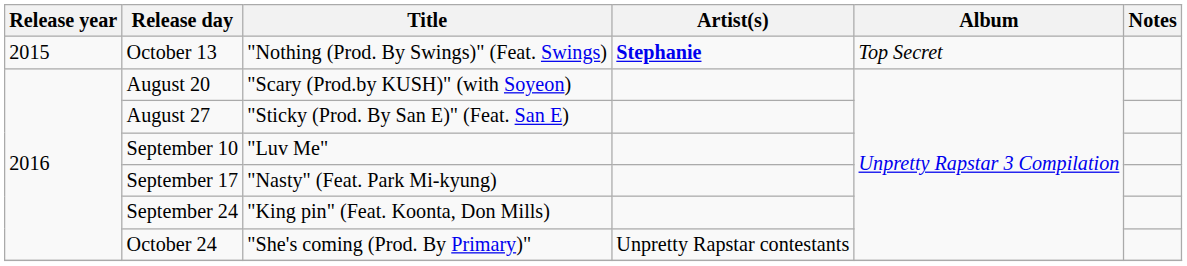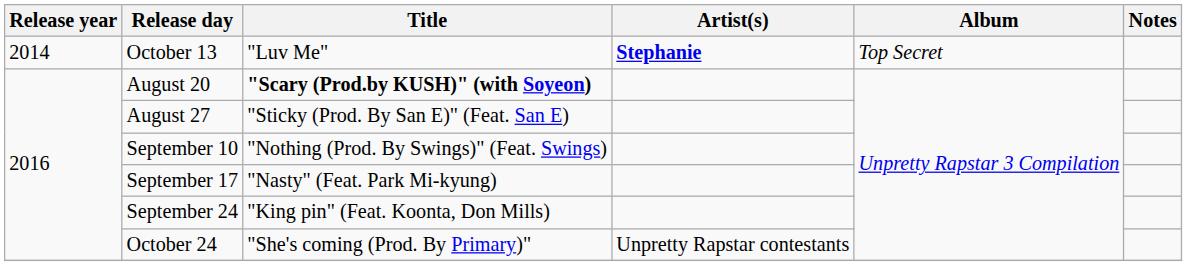(29, 52) 2015 -> (29, 52) 2014
(427, 52) "Nothing (Prod. By Swings)" (Feat. Swings) -> (288, 52) "Luv Me"
(409, 84) normal -> (419, 84) bold
(288, 148) "Luv Me" -> (427, 148) "Nothing (Prod. By Swings)" (Feat. Swings)
